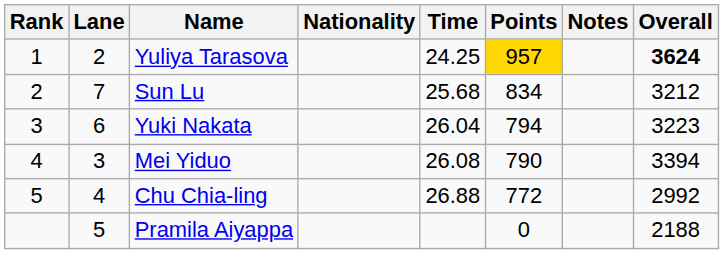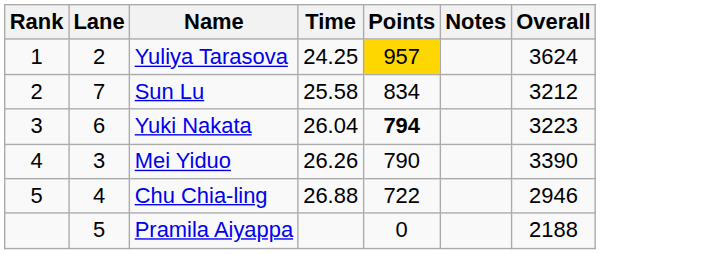- column: (359, 21)
(676, 56) bold -> (553, 56) normal
(453, 91) 25.68 -> (331, 91) 25.58
(524, 126) normal -> (402, 126) bold
(453, 160) 26.08 -> (331, 160) 26.26
(676, 160) 3394 -> (553, 160) 3390
(524, 195) 772 -> (402, 195) 722
(676, 195) 2992 -> (553, 195) 2946
